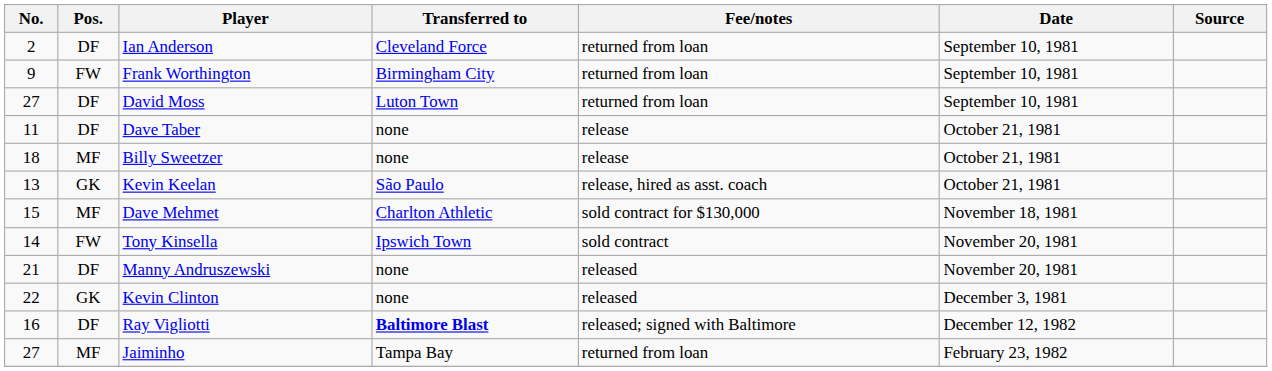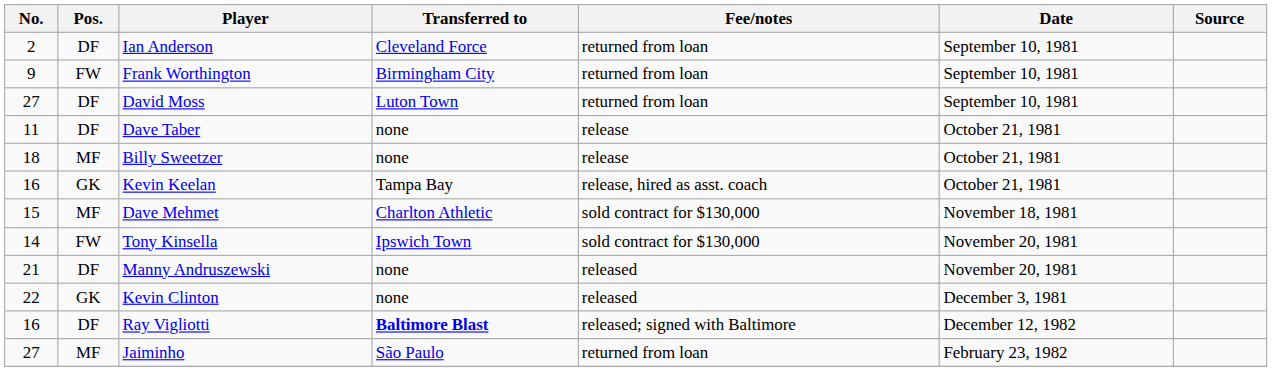(31, 185) 13 -> (31, 185) 16
(410, 185) São Paulo -> (414, 185) Tampa Bay
(625, 241) sold contract -> (671, 241) sold contract for $130,000
(414, 352) Tampa Bay -> (410, 352) São Paulo
